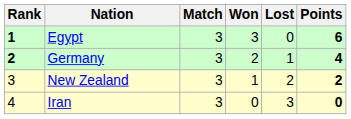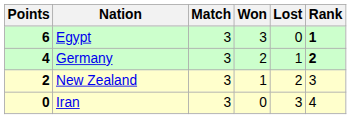columns swapped: (24, 15) <-> (321, 15)
